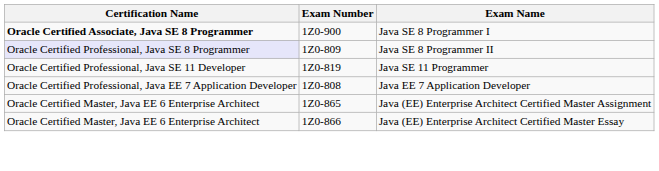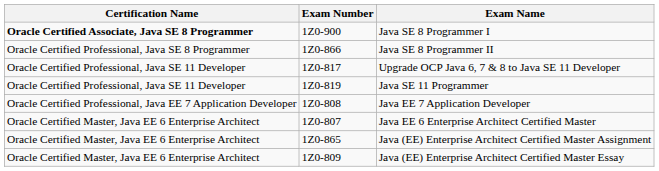(128, 49) lavender background -> (128, 49) no background
(321, 49) 1Z0-809 -> (321, 49) 1Z0-866
+ row: (499, 67)
+ row: (487, 121)
(321, 121) 1Z0-866 -> (321, 157) 1Z0-809
